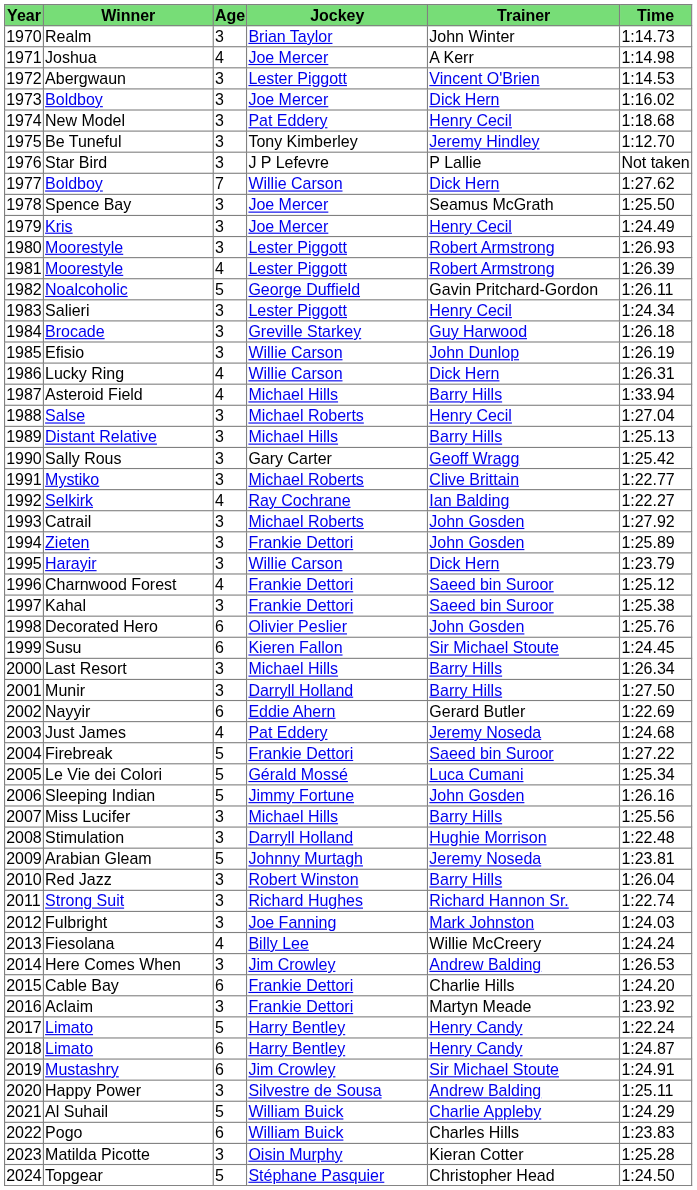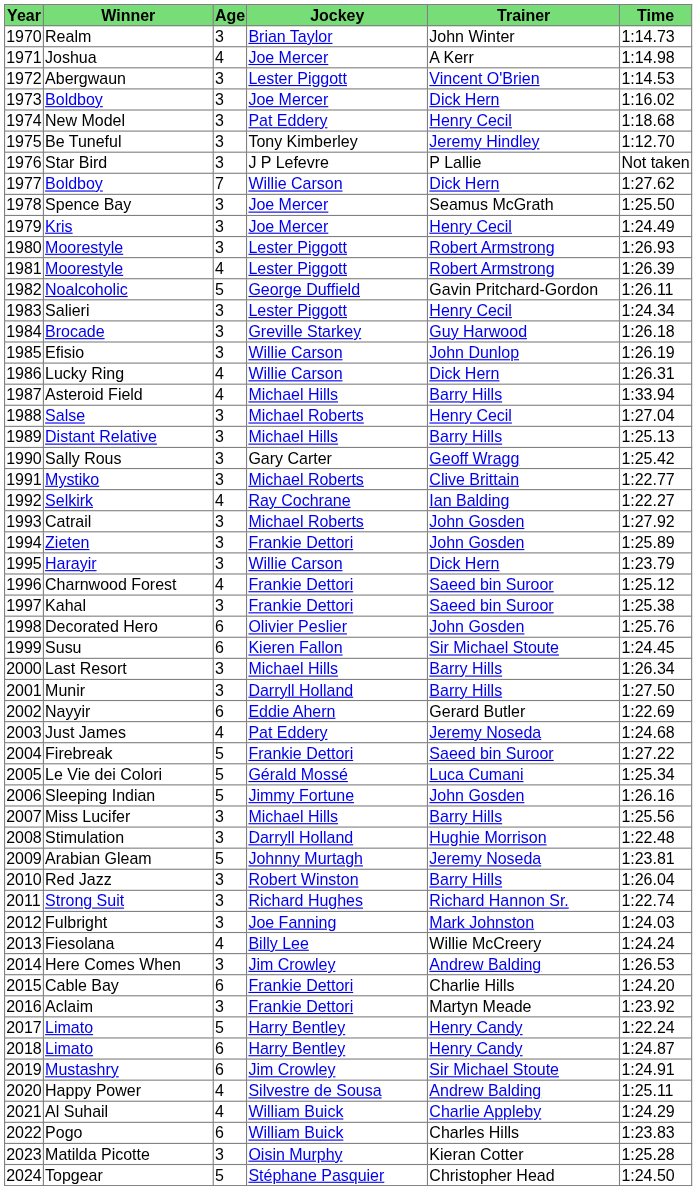(219, 1091) 3 -> (219, 1091) 4
(219, 1112) 5 -> (219, 1112) 4
